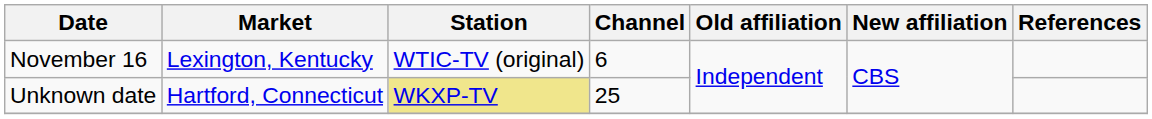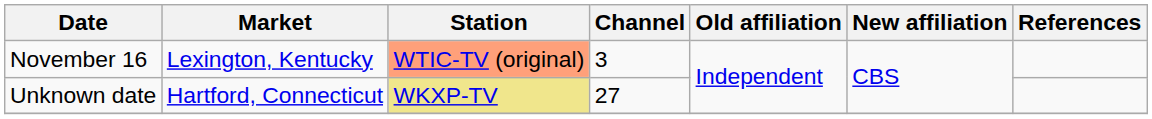(489, 58) no background -> (489, 58) lightsalmon background
(601, 58) 6 -> (601, 58) 3
(608, 95) 25 -> (608, 95) 27
